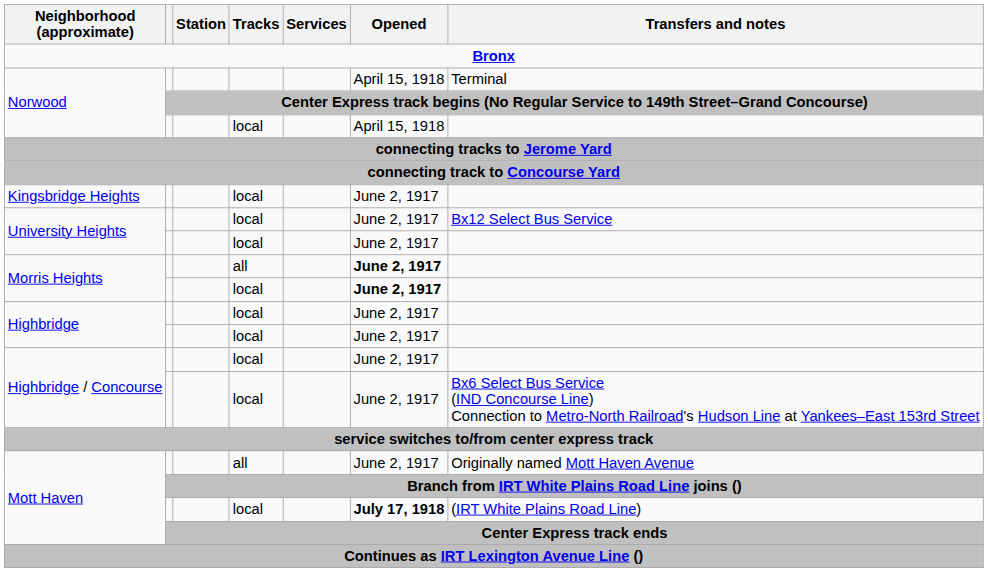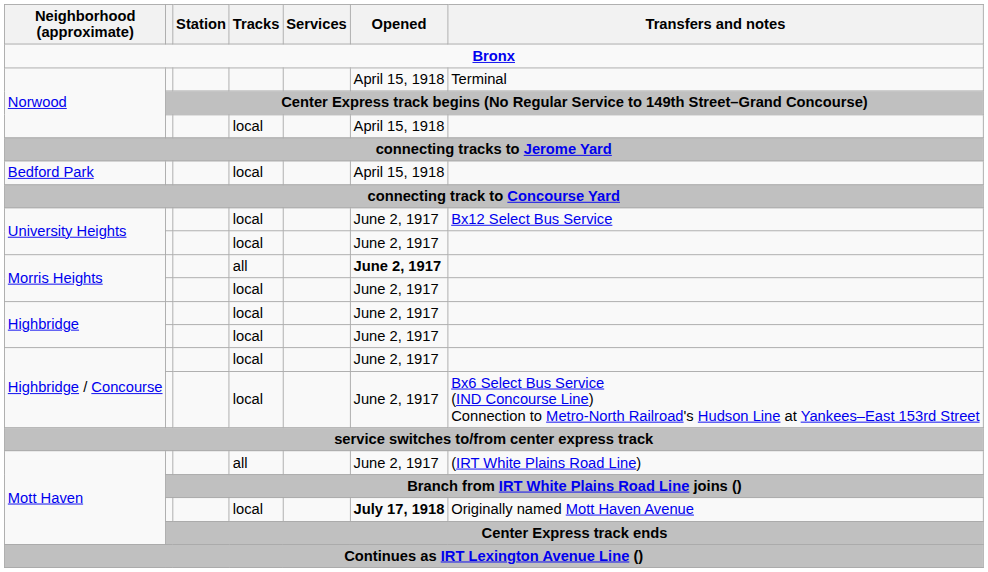+ row: (51, 172)
- row: (74, 196)
(397, 289) bold -> (396, 289) normal
(573, 462) Originally named Mott Haven Avenue -> (546, 462) (IRT White Plains Road Line)
(546, 509) (IRT White Plains Road Line) -> (573, 509) Originally named Mott Haven Avenue
